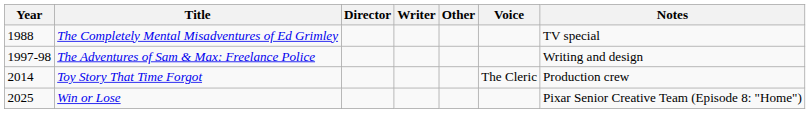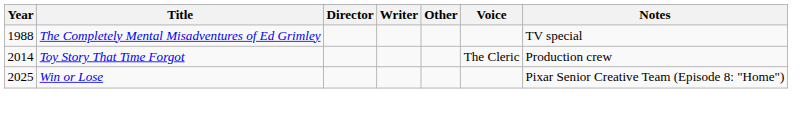- row: (186, 56)
